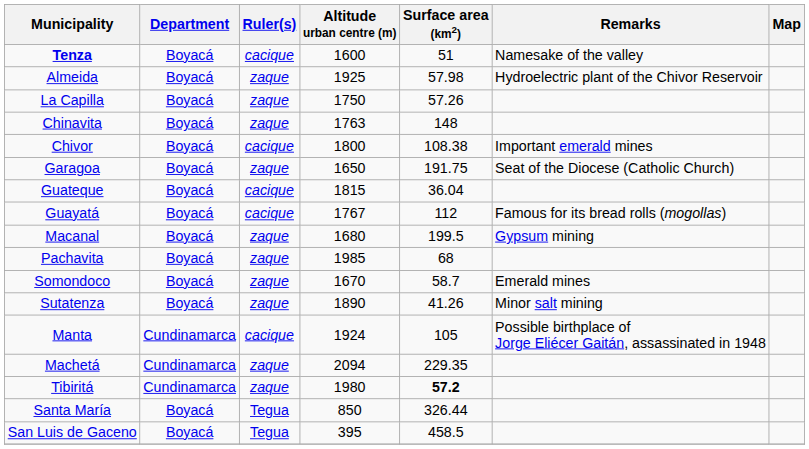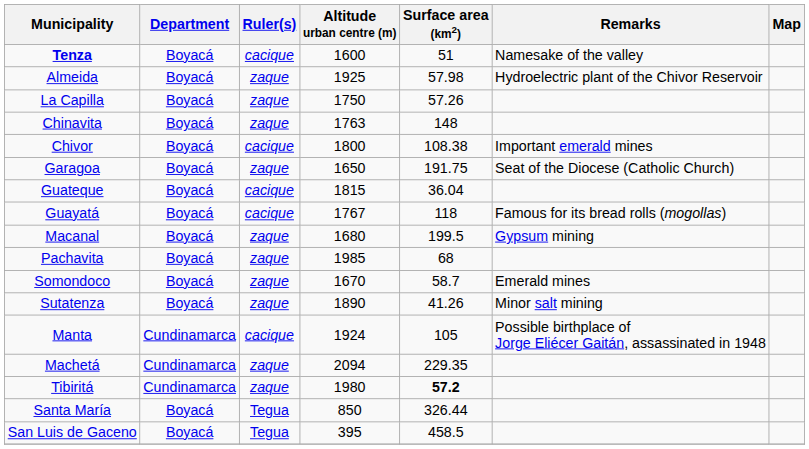(446, 213) 112 -> (446, 213) 118
